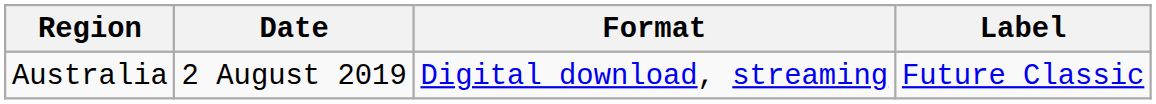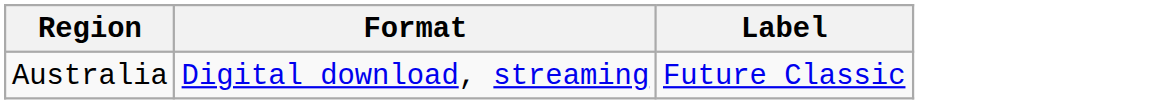- column: (294, 29)
